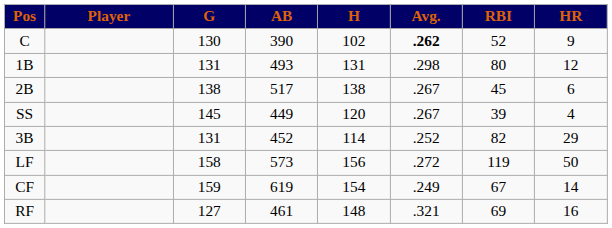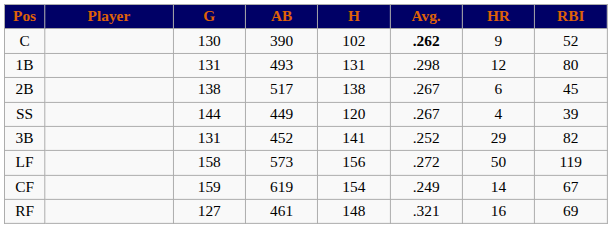columns swapped: (571, 16) <-> (498, 16)
(209, 114) 145 -> (209, 114) 144
(354, 138) 114 -> (354, 138) 141
